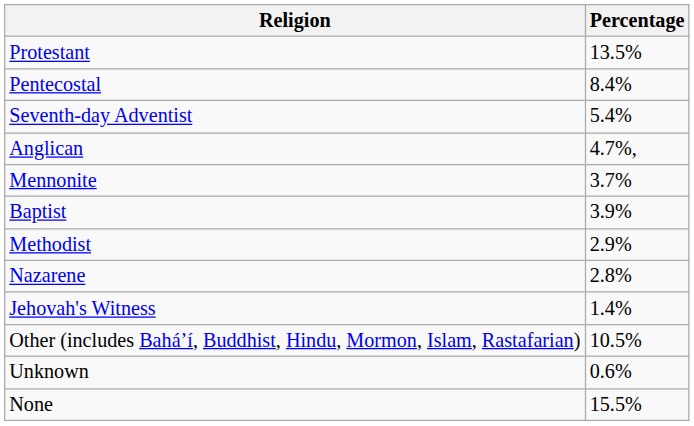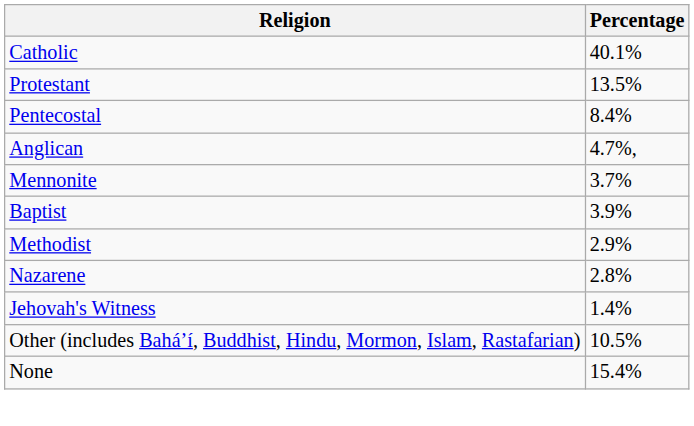+ row: (43, 52)
- row: (101, 116)
- row: (49, 372)
(616, 404) 15.5% -> (616, 372) 15.4%
